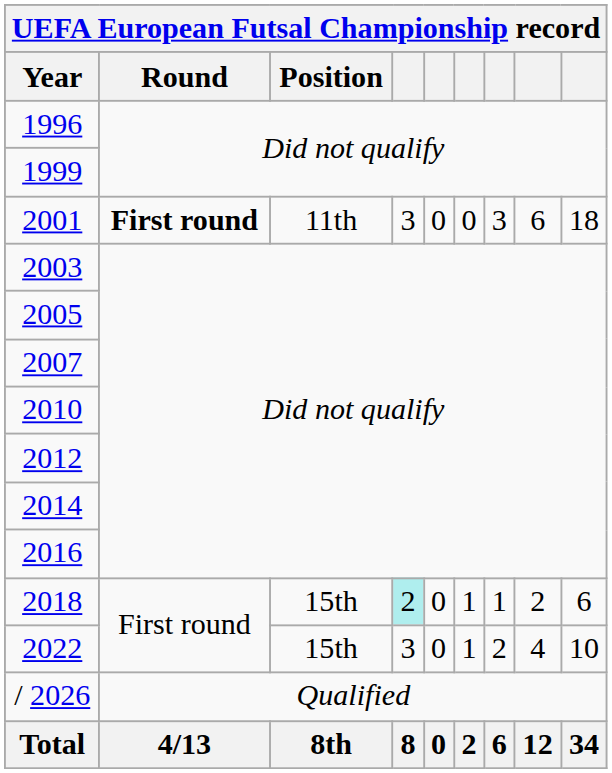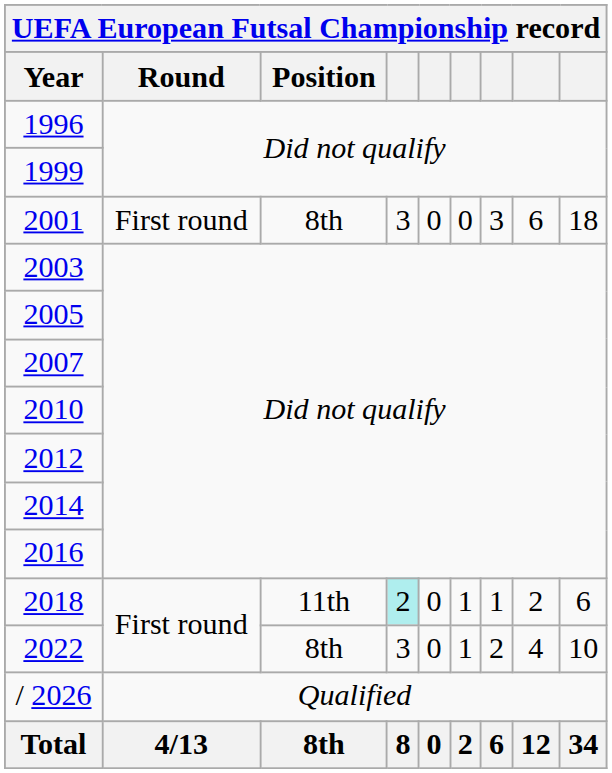(184, 219) bold -> (181, 219) normal
(331, 219) 11th -> (324, 219) 8th
(331, 600) 15th -> (324, 600) 11th
(331, 648) 15th -> (324, 648) 8th
